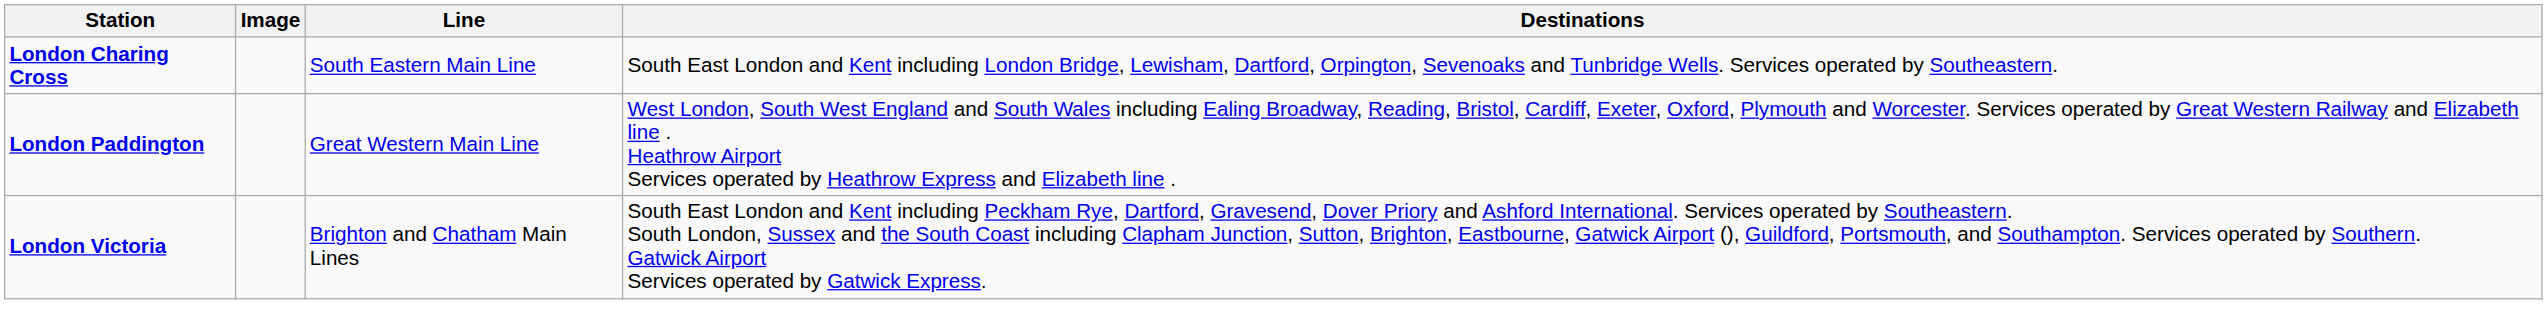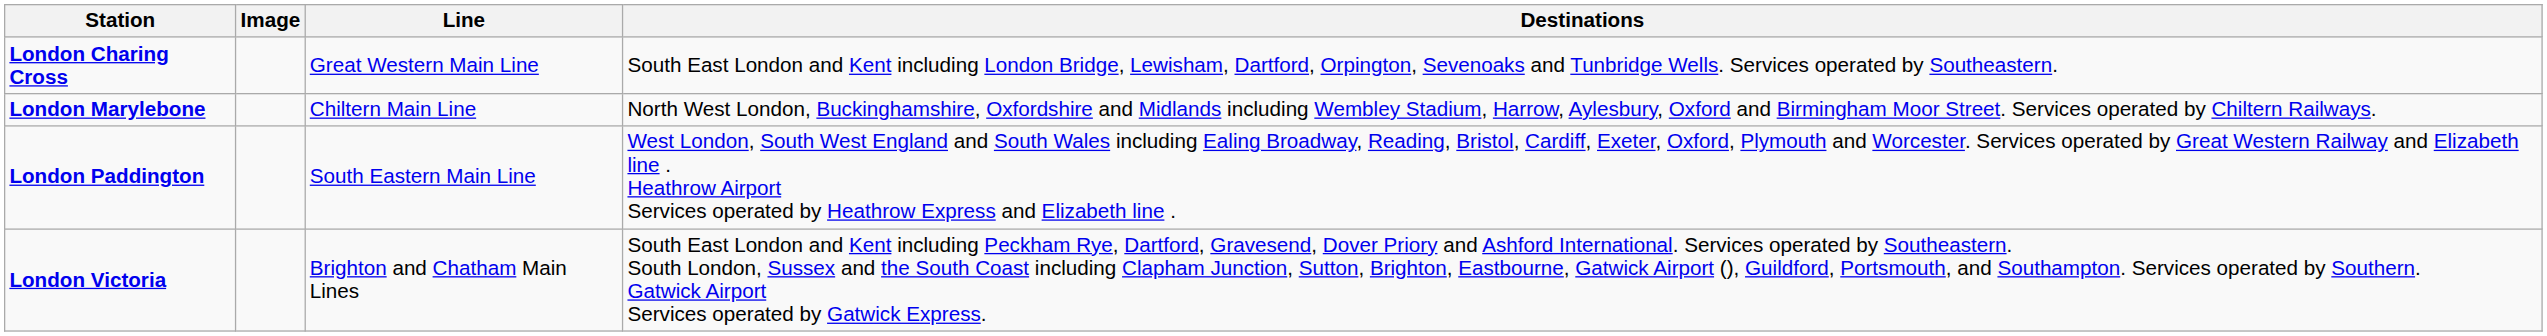(423, 65) South Eastern Main Line -> (424, 65) Great Western Main Line
+ row: (107, 109)
(424, 144) Great Western Main Line -> (423, 177) South Eastern Main Line
